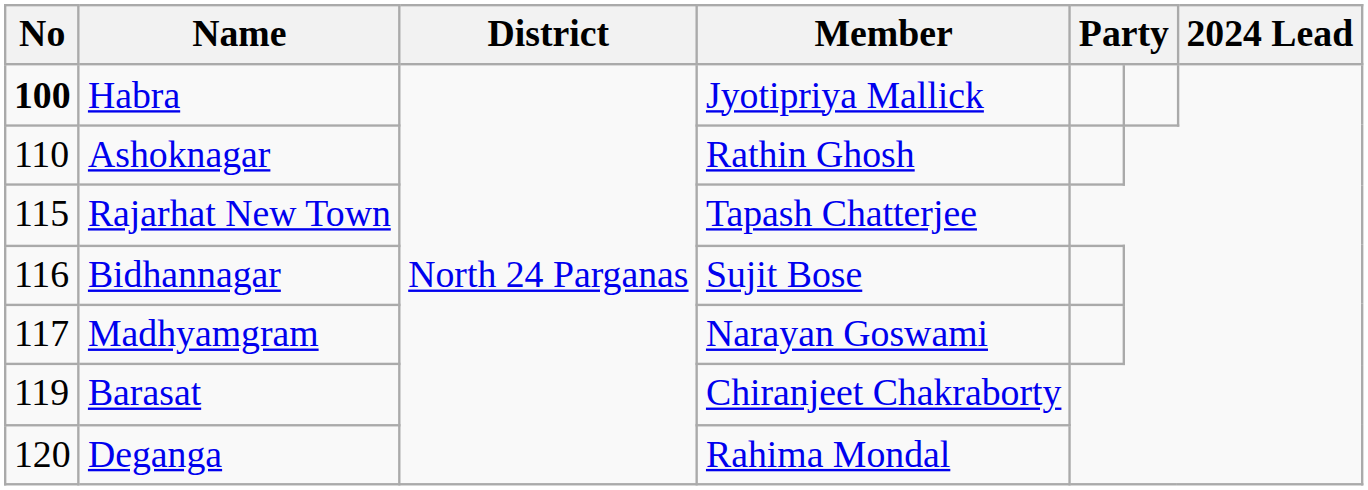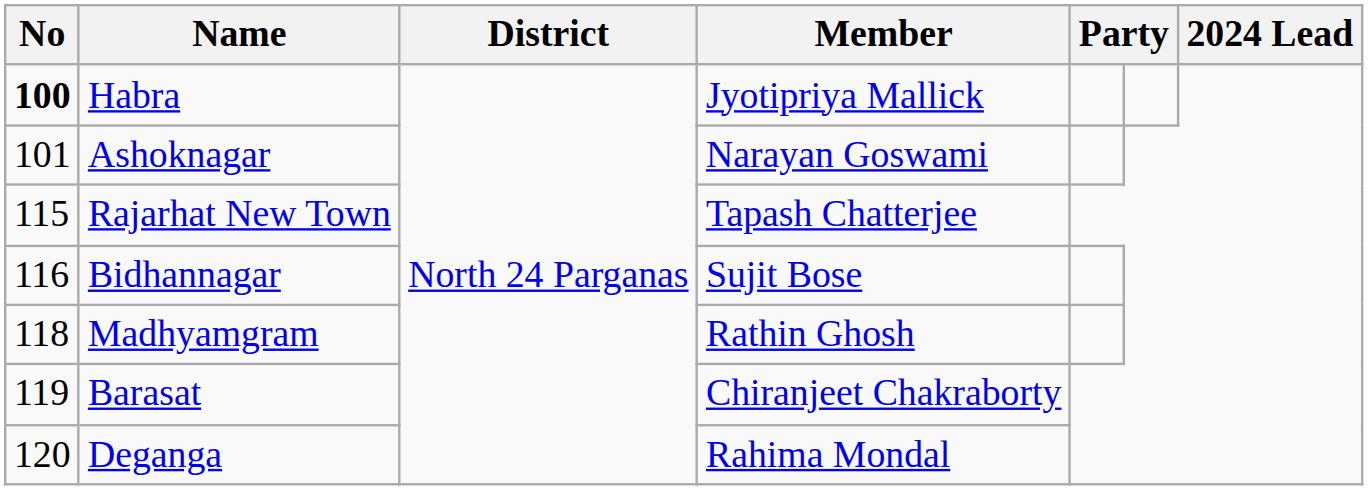(42, 154) 110 -> (42, 154) 101
(810, 154) Rathin Ghosh -> (847, 154) Narayan Goswami
(42, 333) 117 -> (42, 333) 118
(847, 333) Narayan Goswami -> (810, 333) Rathin Ghosh
